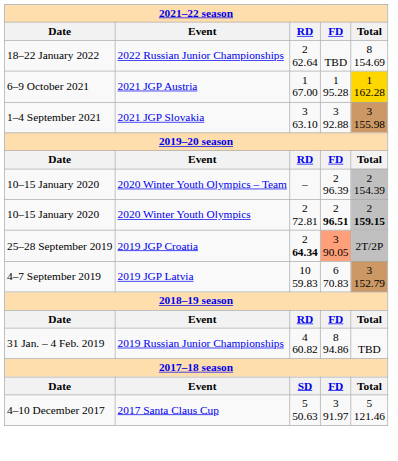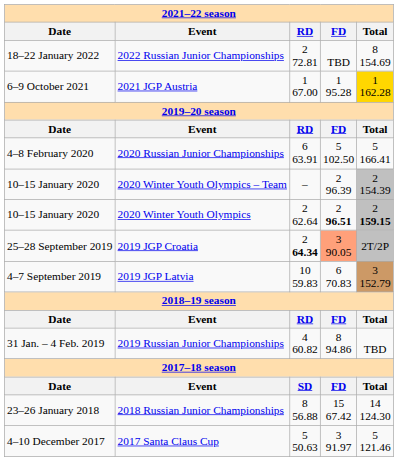(305, 55) 2 62.64 -> (305, 55) 2 72.81
- row: (161, 117)
+ row: (201, 153)
(305, 215) 2 72.81 -> (305, 215) 2 62.64
+ row: (201, 410)
